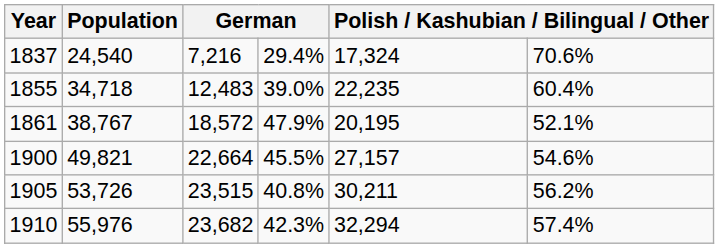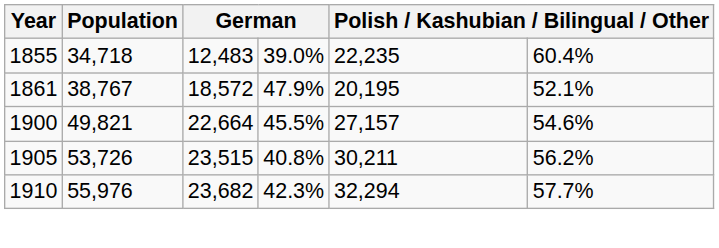- row: (33, 55)
(563, 225) 57.4% -> (563, 191) 57.7%
